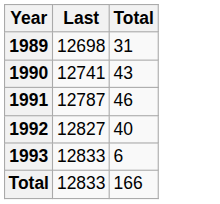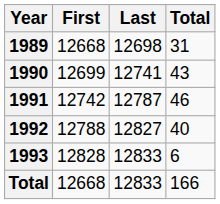+ column: (81, 18)
